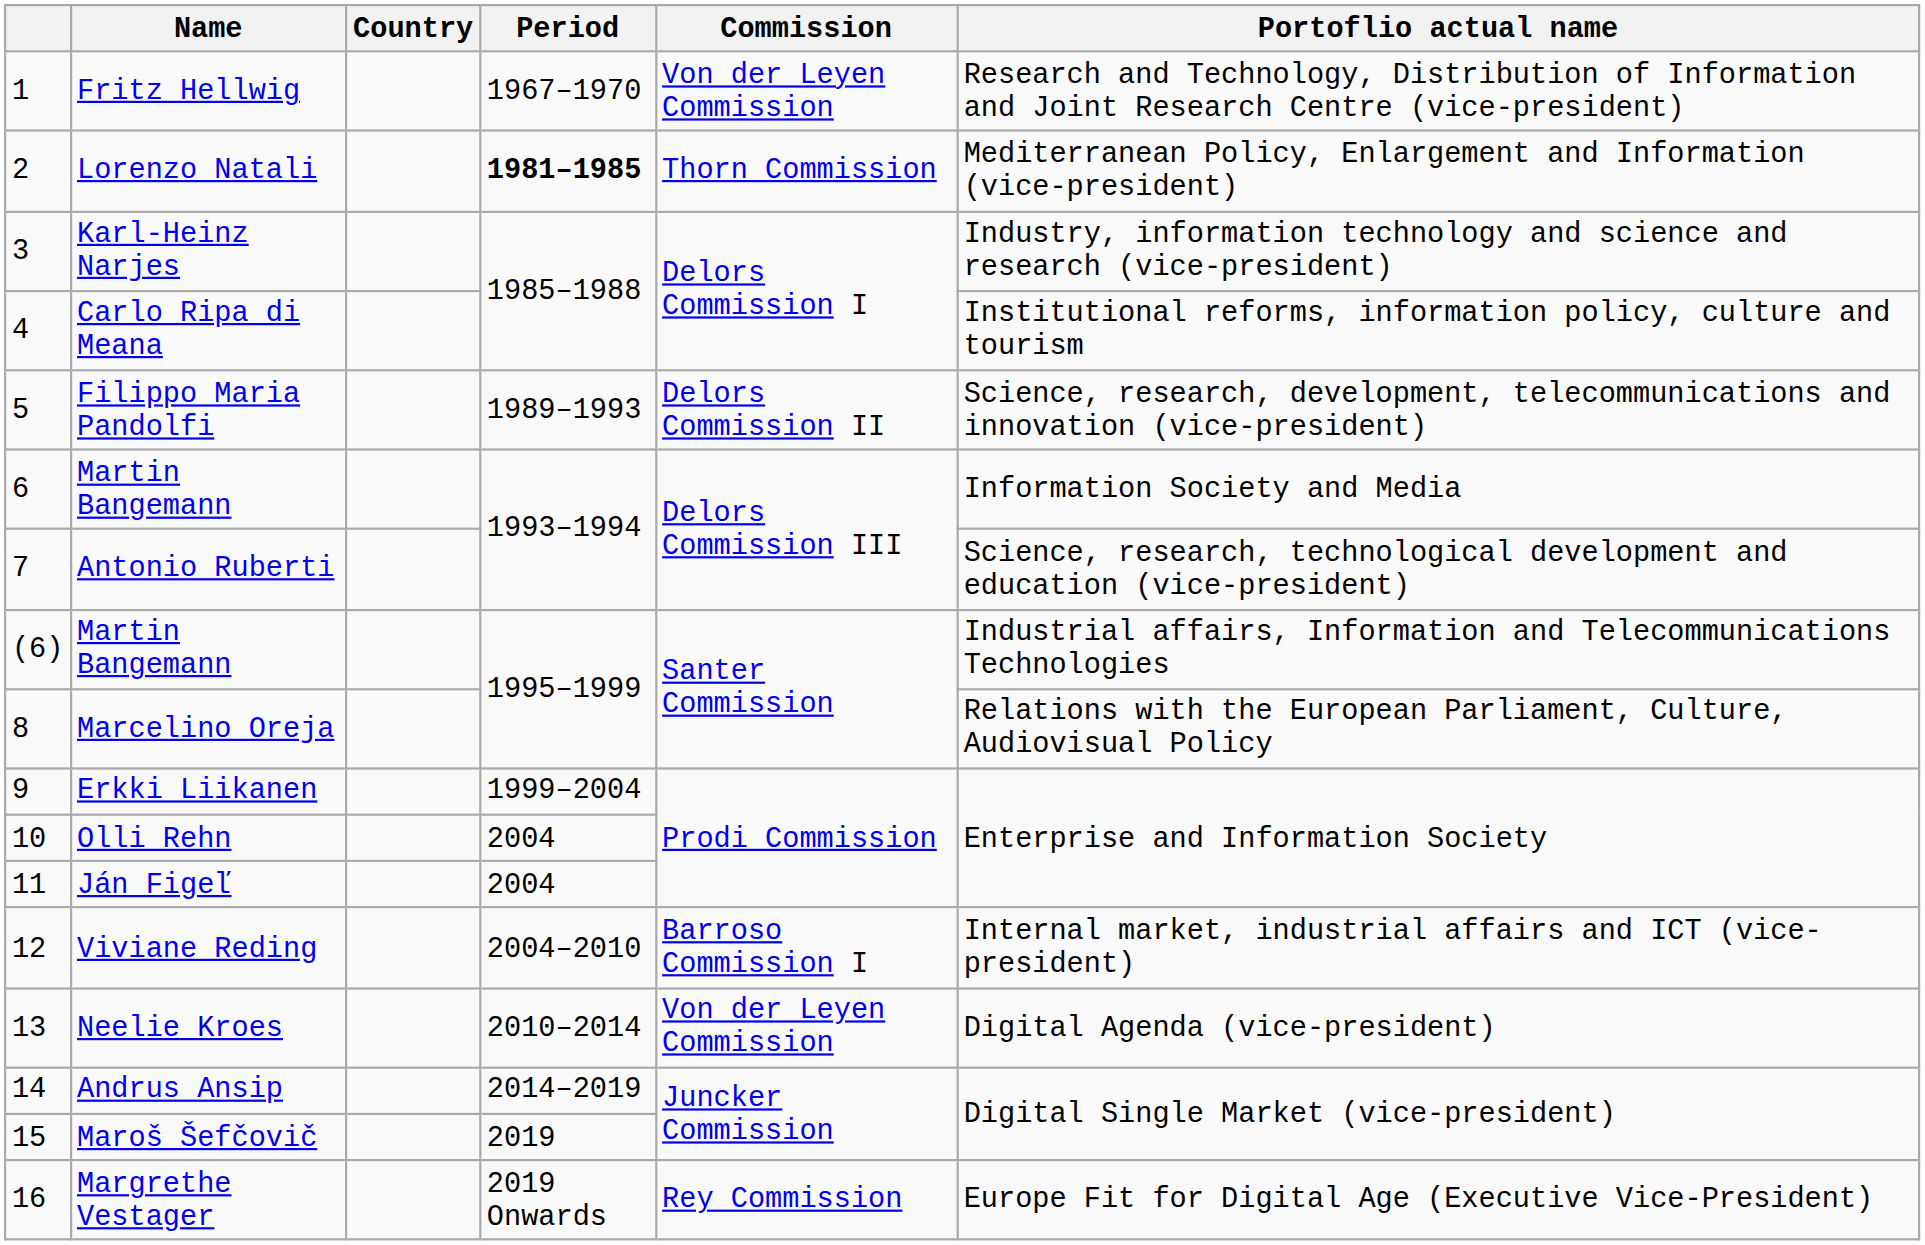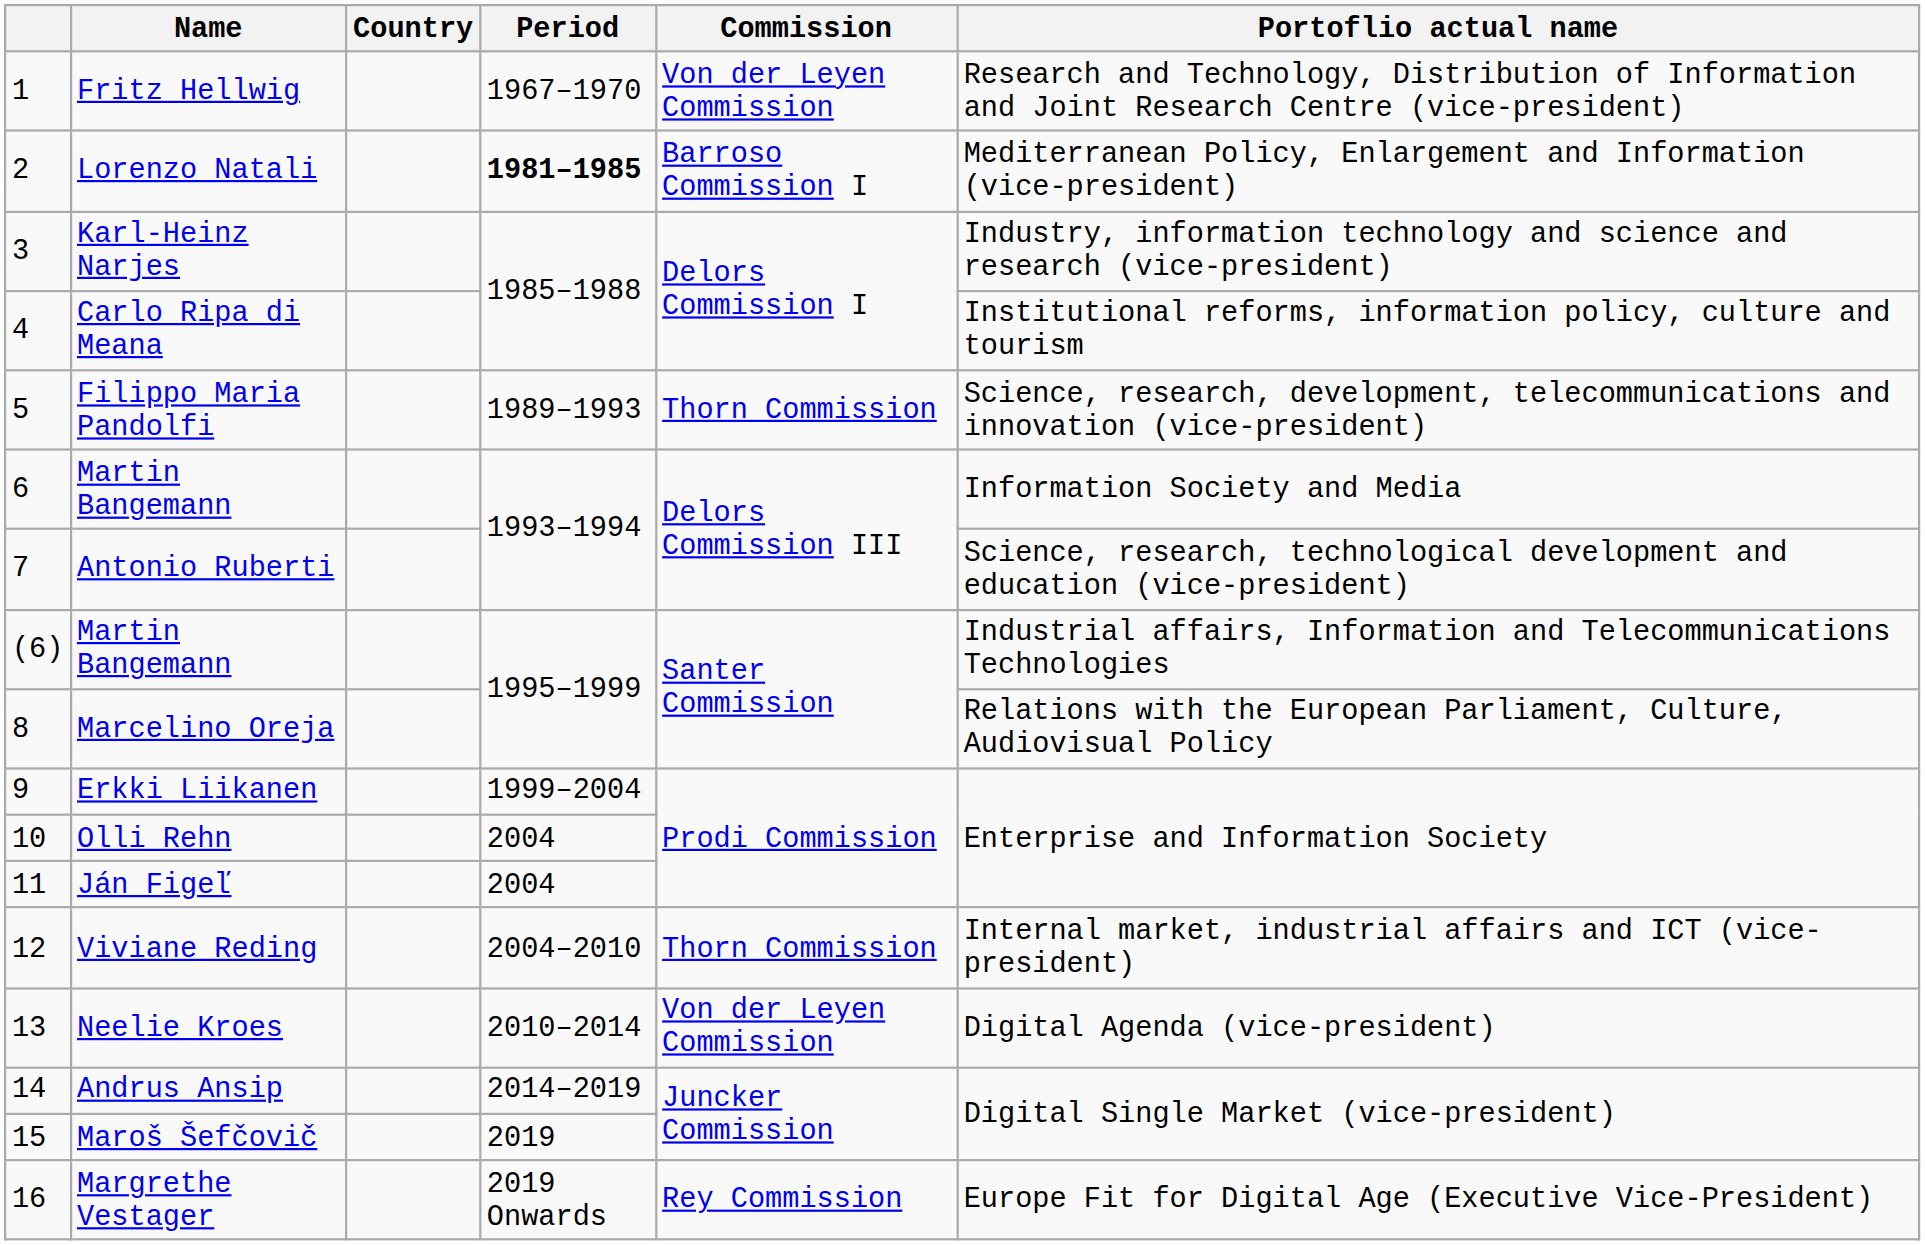(799, 171) Thorn Commission -> (765, 171) Barroso Commission I
(774, 410) Delors Commission II -> (799, 410) Thorn Commission
(765, 948) Barroso Commission I -> (799, 948) Thorn Commission
